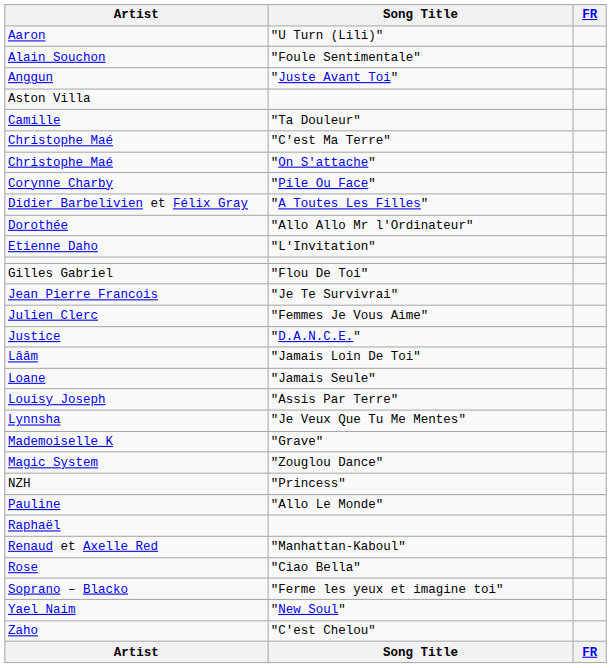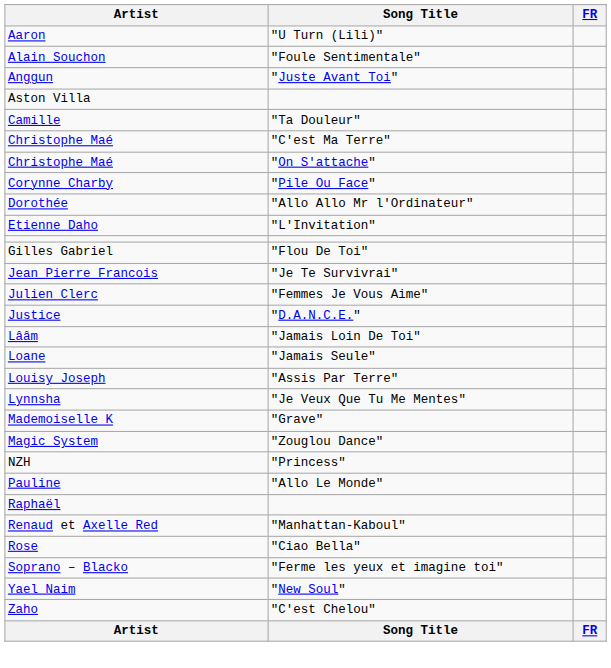- row: (128, 204)
